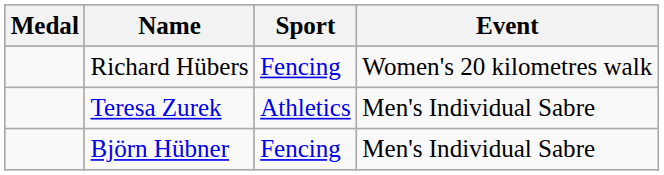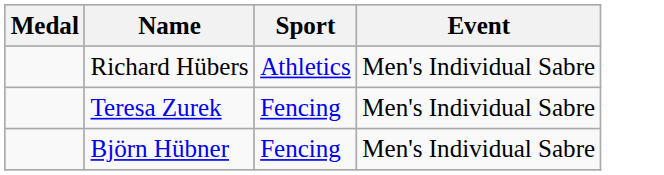(301, 66) Fencing -> (305, 66) Athletics
(507, 66) Women's 20 kilometres walk -> (479, 66) Men's Individual Sabre
(305, 108) Athletics -> (301, 108) Fencing
